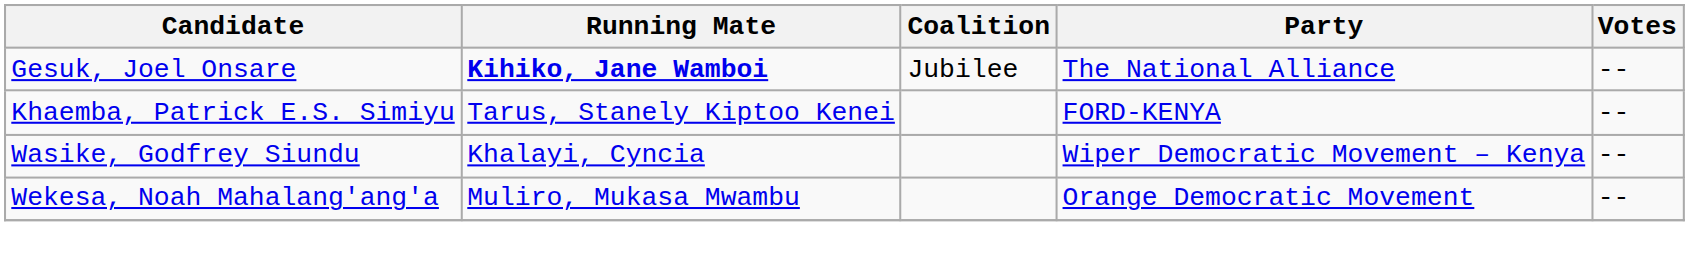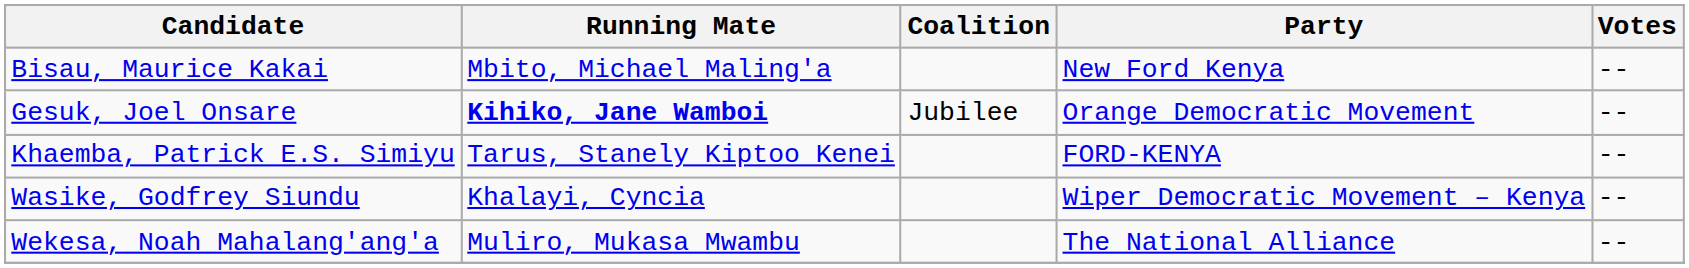+ row: (170, 70)
(1229, 70) The National Alliance -> (1268, 113) Orange Democratic Movement
(1268, 199) Orange Democratic Movement -> (1229, 242) The National Alliance
